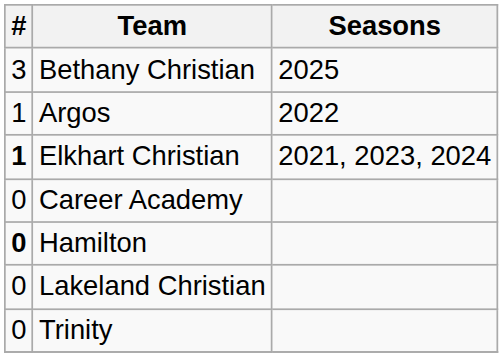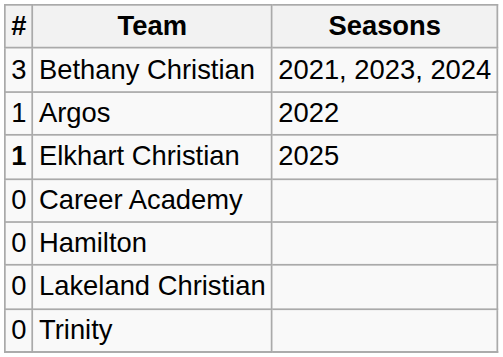(309, 69) 2025 -> (385, 69) 2021, 2023, 2024
(385, 156) 2021, 2023, 2024 -> (309, 156) 2025
(19, 243) bold -> (19, 243) normal
